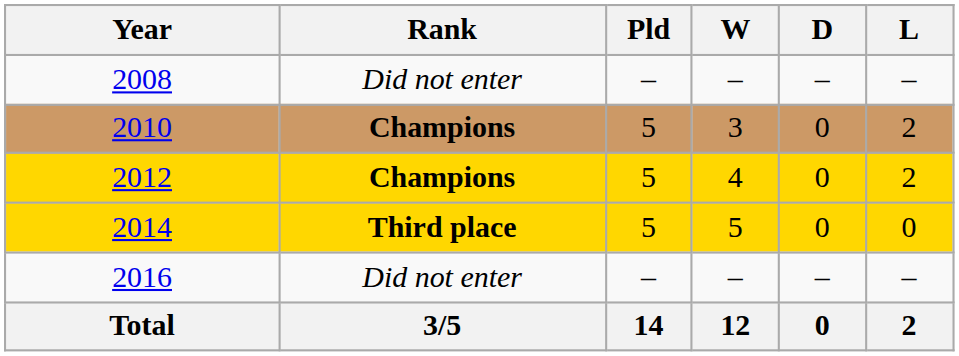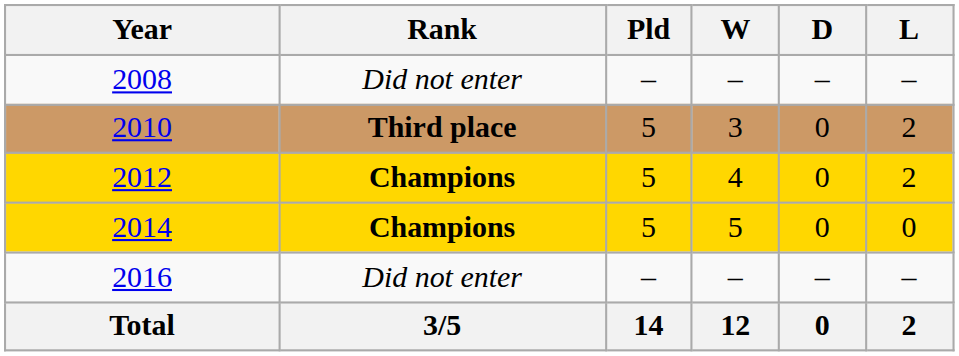(442, 128) Champions -> (442, 128) Third place
(442, 227) Third place -> (442, 227) Champions
